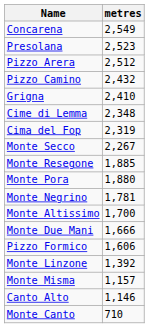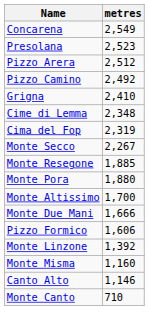(120, 80) 2,432 -> (120, 80) 2,492
- row: (47, 197)
(120, 281) 1,157 -> (120, 264) 1,160
